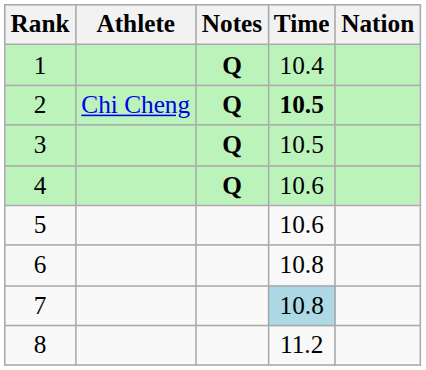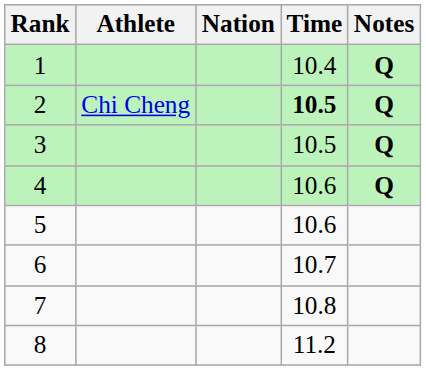columns swapped: (378, 24) <-> (232, 24)
(302, 265) 10.8 -> (314, 265) 10.7
(302, 305) lightblue background -> (314, 305) no background
